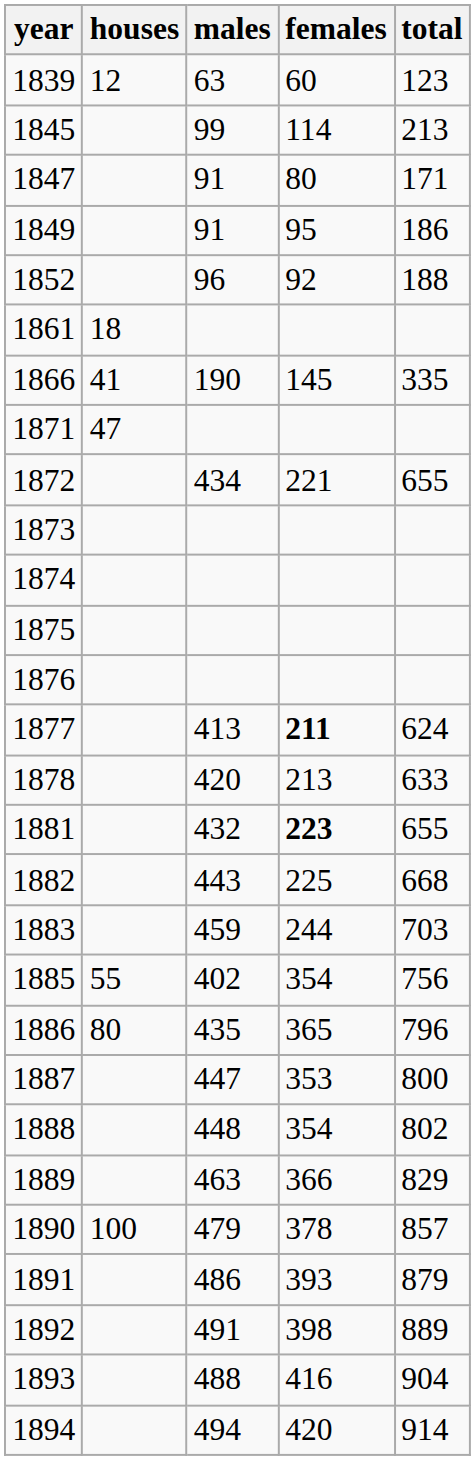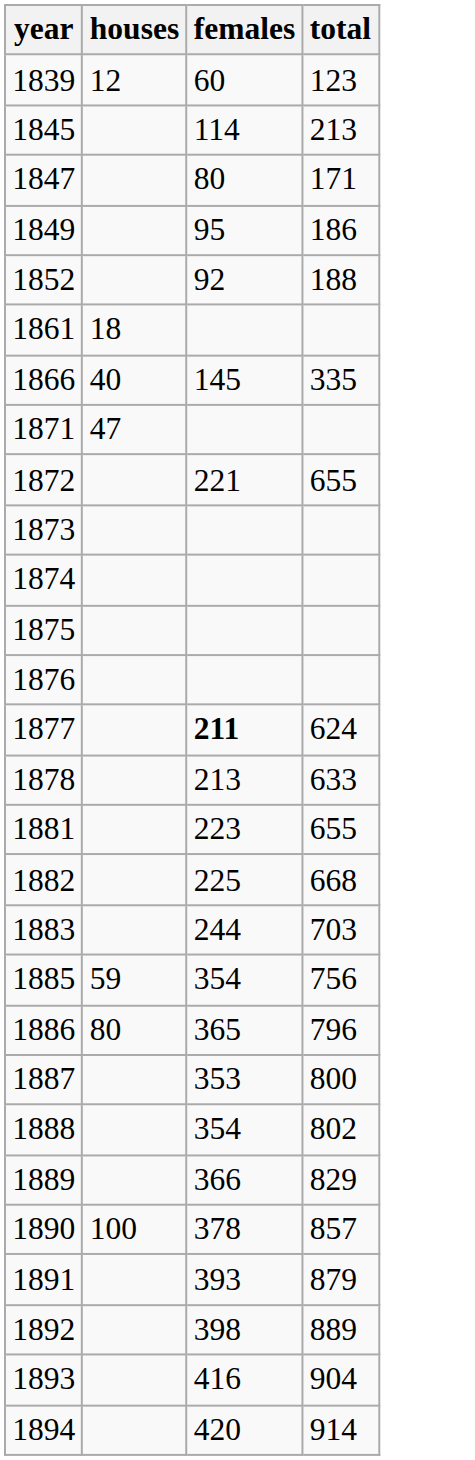- column: (232, 29)
(106, 379) 41 -> (106, 379) 40
(309, 829) bold -> (217, 829) normal
(106, 979) 55 -> (106, 979) 59
